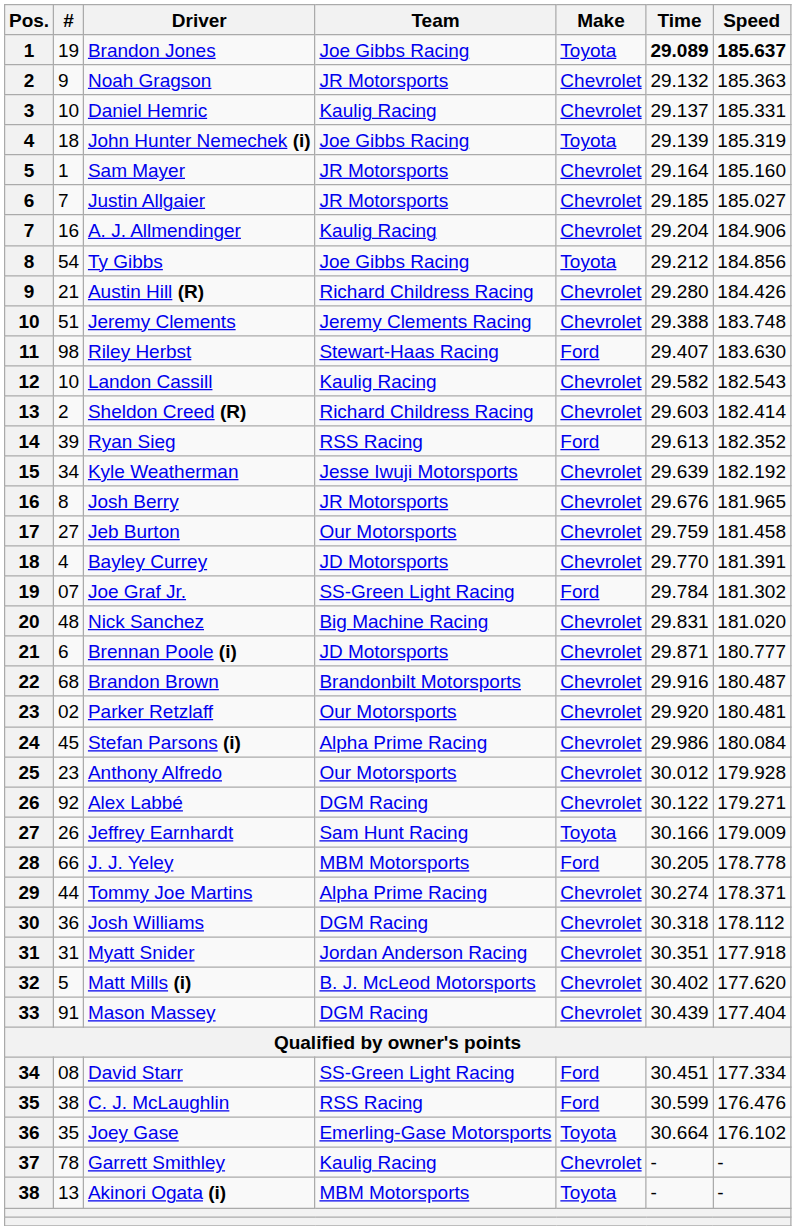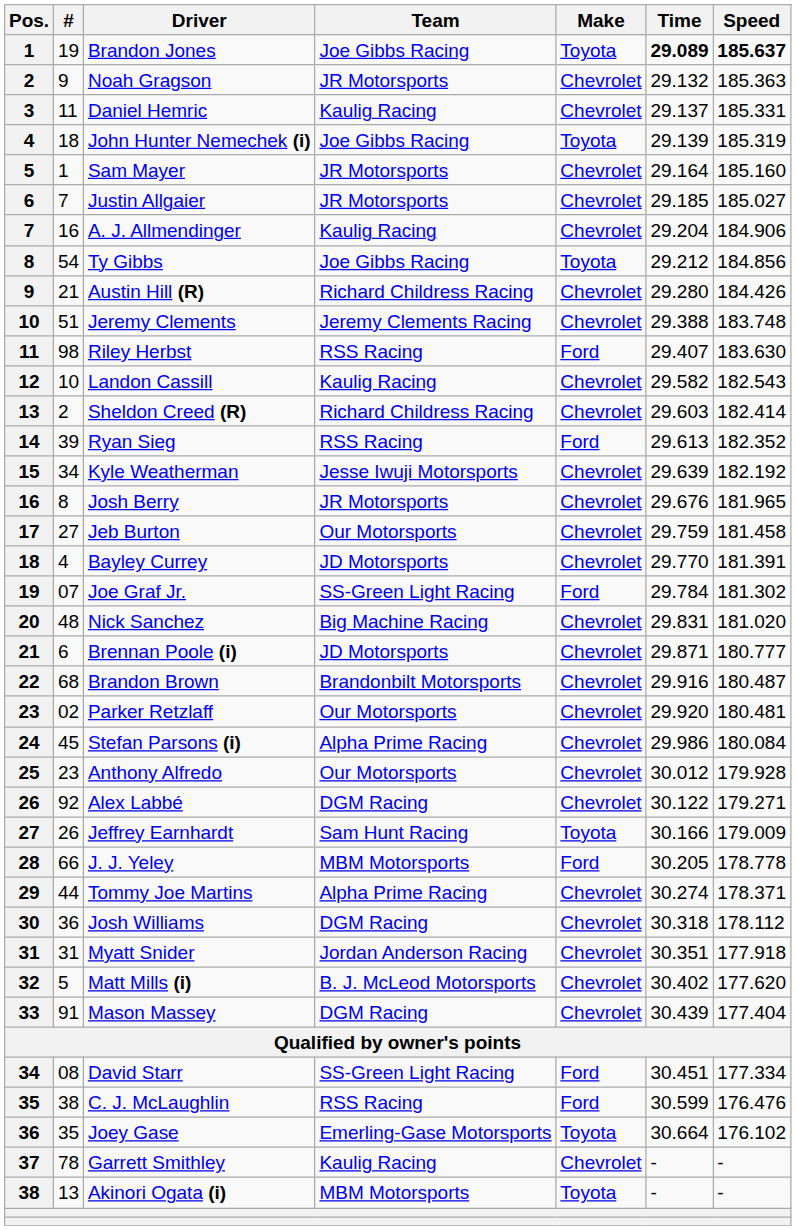(69, 110) 10 -> (68, 110) 11
(409, 351) Stewart-Haas Racing -> (371, 351) RSS Racing
